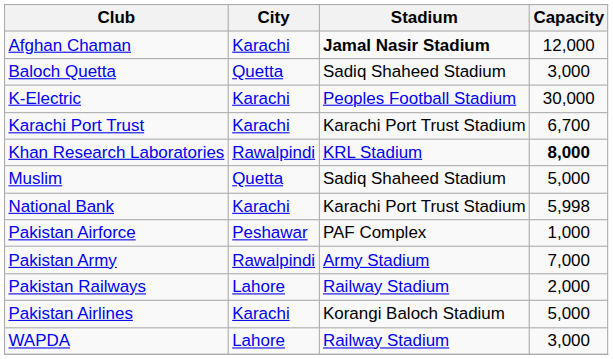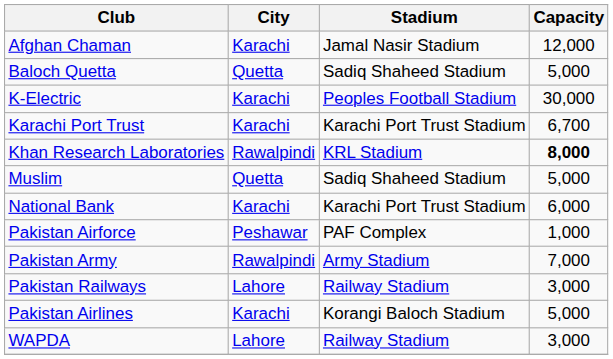(406, 44) bold -> (401, 44) normal
(569, 71) 3,000 -> (569, 71) 5,000
(569, 206) 5,998 -> (569, 206) 6,000
(569, 286) 2,000 -> (569, 286) 3,000
